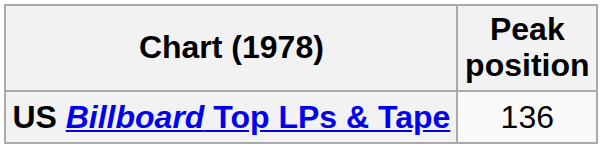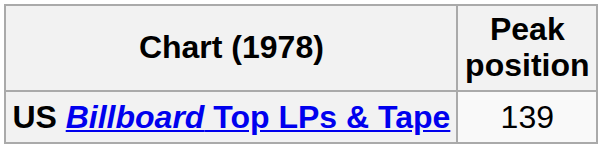(527, 116) 136 -> (527, 116) 139
